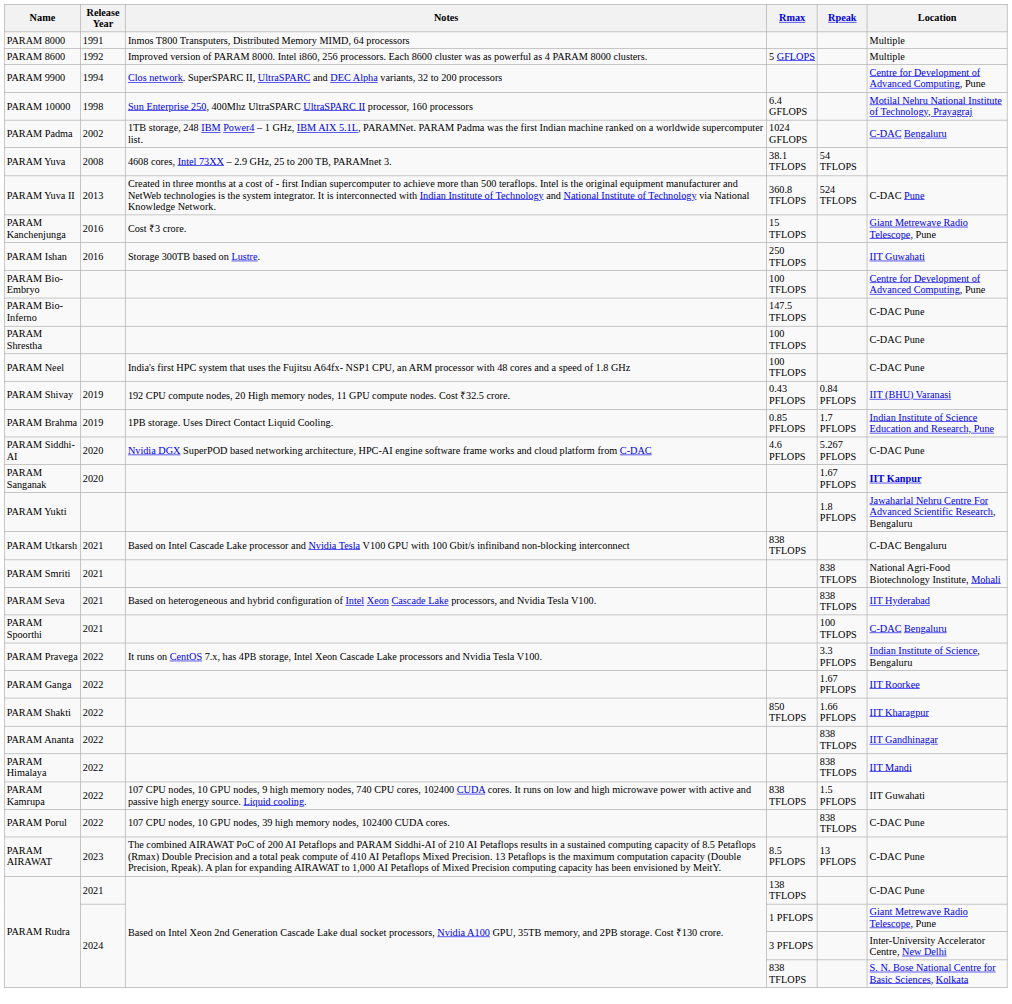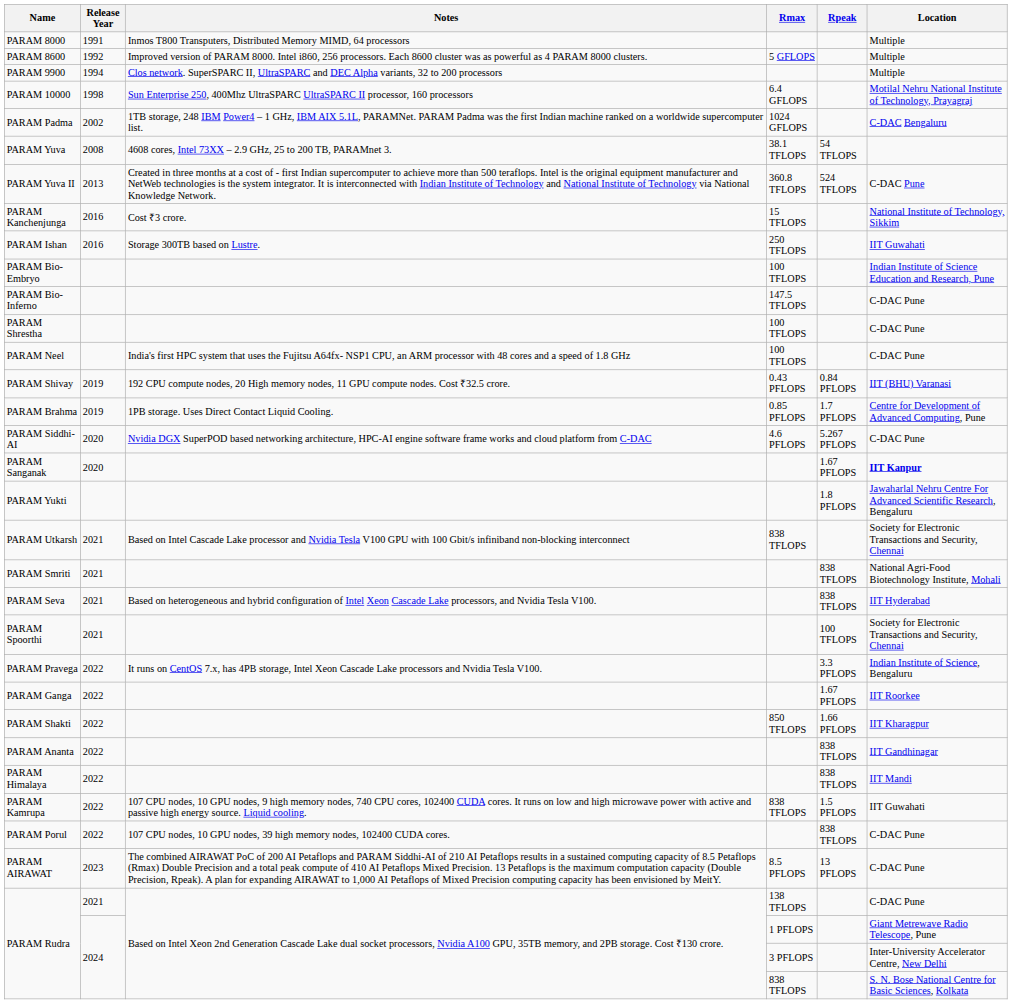(927, 78) Centre for Development of Advanced Computing, Pune -> (887, 72) Multiple
(919, 228) Giant Metrewave Radio Telescope, Pune -> (937, 217) National Institute of Technology, Sikkim
(927, 284) Centre for Development of Advanced Computing, Pune -> (932, 272) Indian Institute of Science Education and Research, Pune
(932, 423) Indian Institute of Science Education and Research, Pune -> (927, 411) Centre for Development of Advanced Computing, Pune
(908, 545) C-DAC Bengaluru -> (924, 540) Society for Electronic Transactions and Security, Chennai
(908, 629) C-DAC Bengaluru -> (924, 634) Society for Electronic Transactions and Security, Chennai
